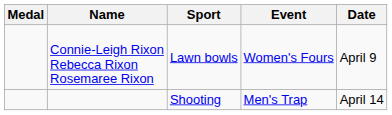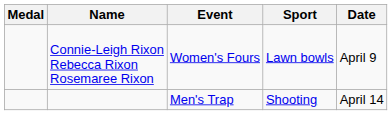columns swapped: (204, 14) <-> (289, 14)
